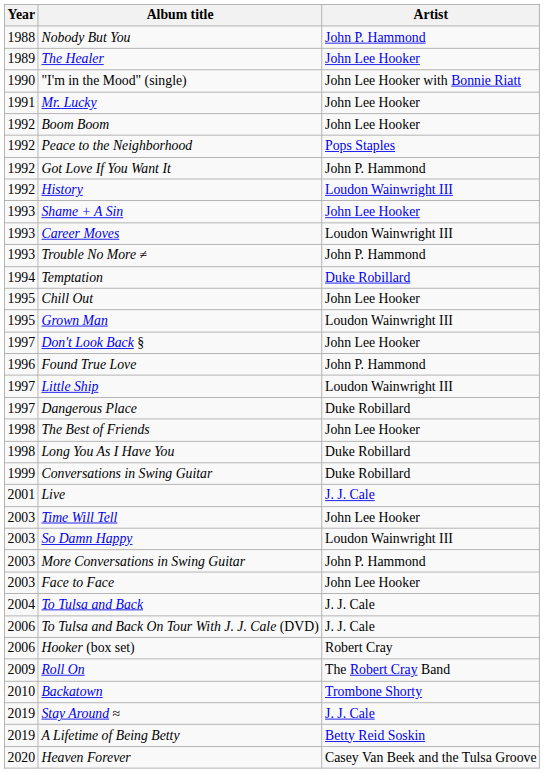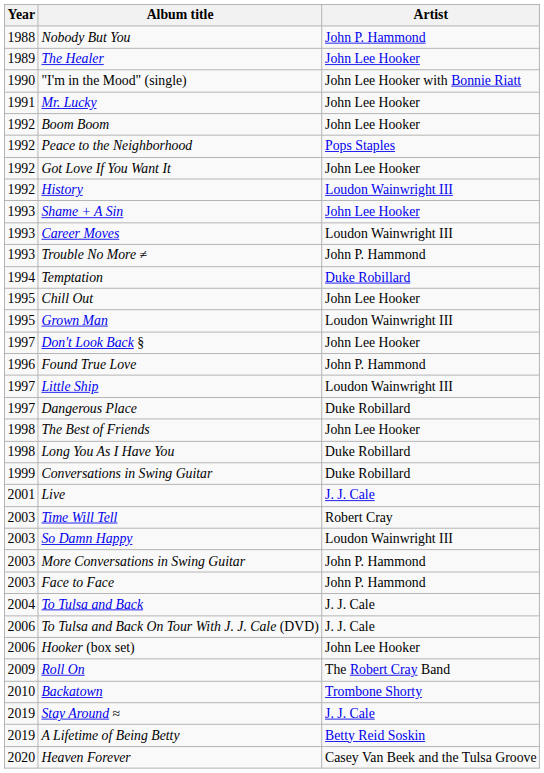(375, 168) John P. Hammond -> (372, 168) John Lee Hooker
(372, 517) John Lee Hooker -> (359, 517) Robert Cray
(372, 582) John Lee Hooker -> (375, 582) John P. Hammond
(359, 648) Robert Cray -> (372, 648) John Lee Hooker
